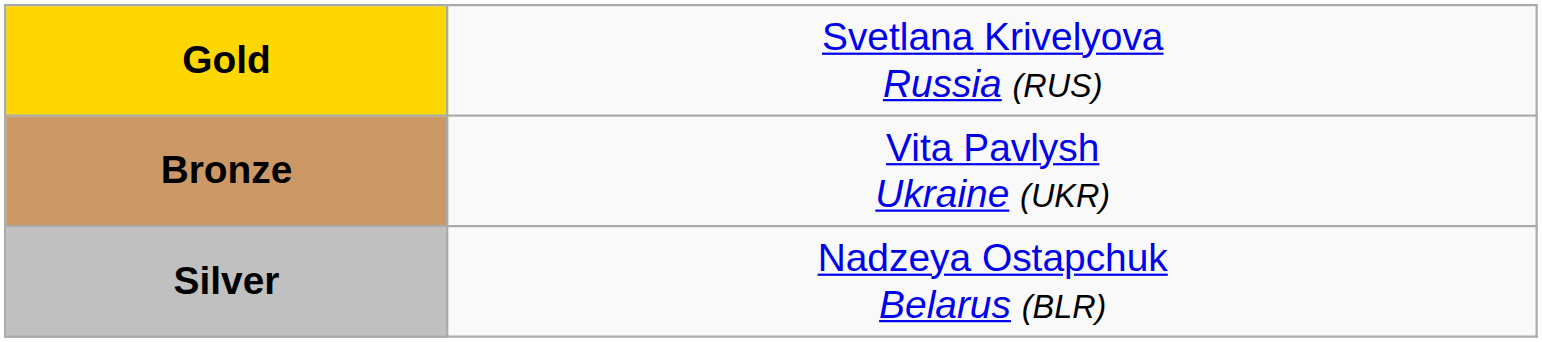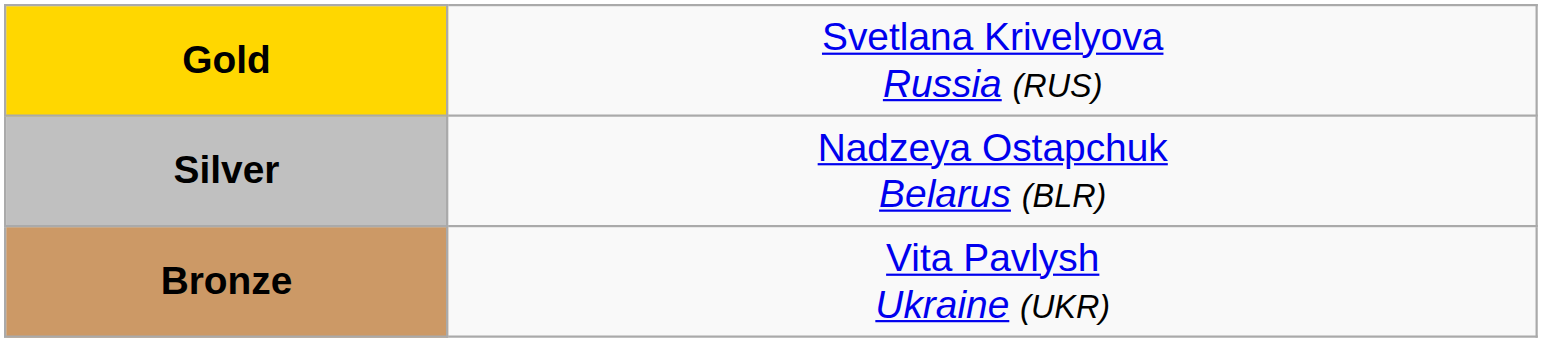rows swapped: (227, 280) <-> (227, 169)
